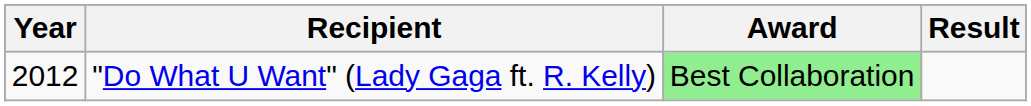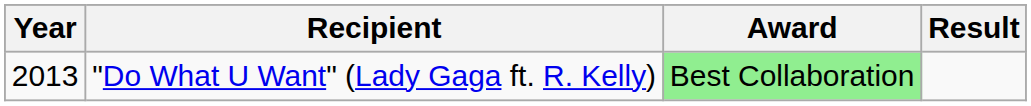(45, 75) 2012 -> (45, 75) 2013
